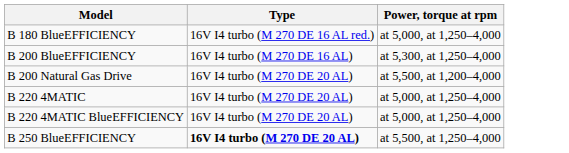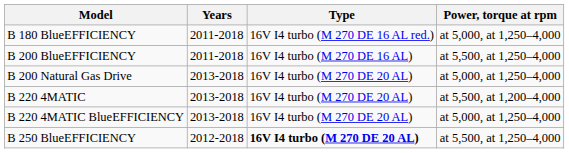+ column: (217, 14)
(440, 56) at 5,300, at 1,250–4,000 -> (500, 56) at 5,500, at 1,250–4,000
(440, 76) at 5,500, at 1,200–4,000 -> (500, 76) at 5,000, at 1,250–4,000
(440, 97) at 5,000, at 1,250–4,000 -> (500, 97) at 5,500, at 1,200–4,000
